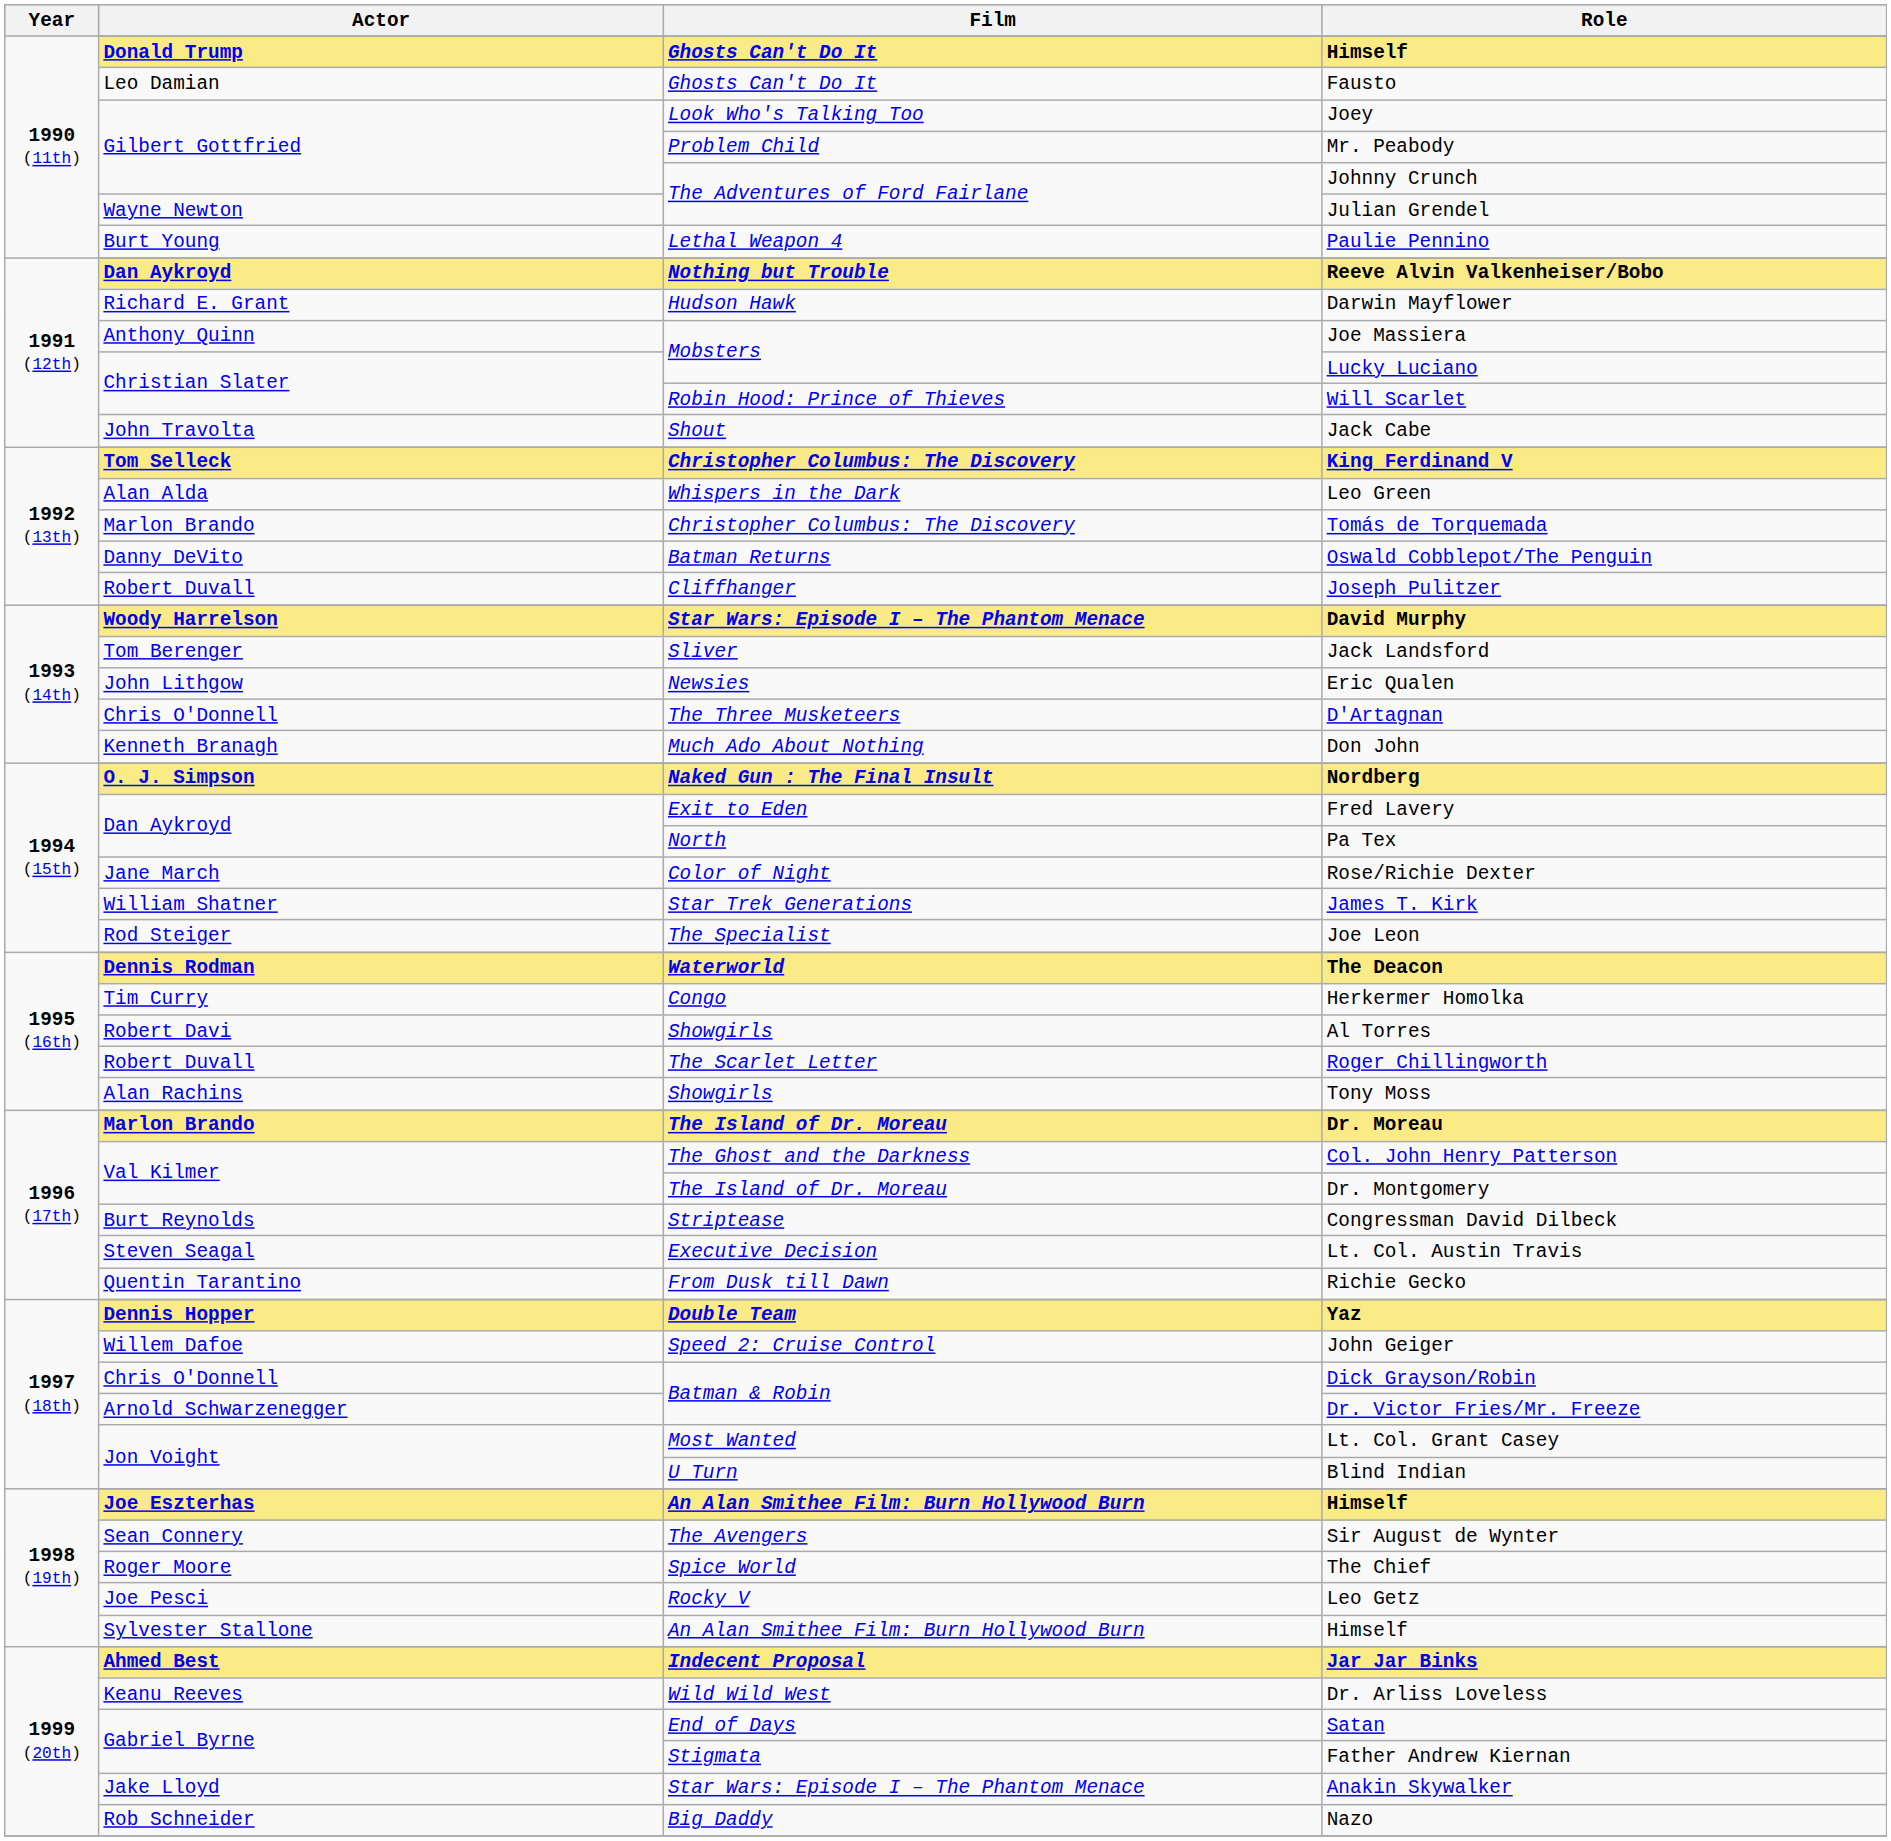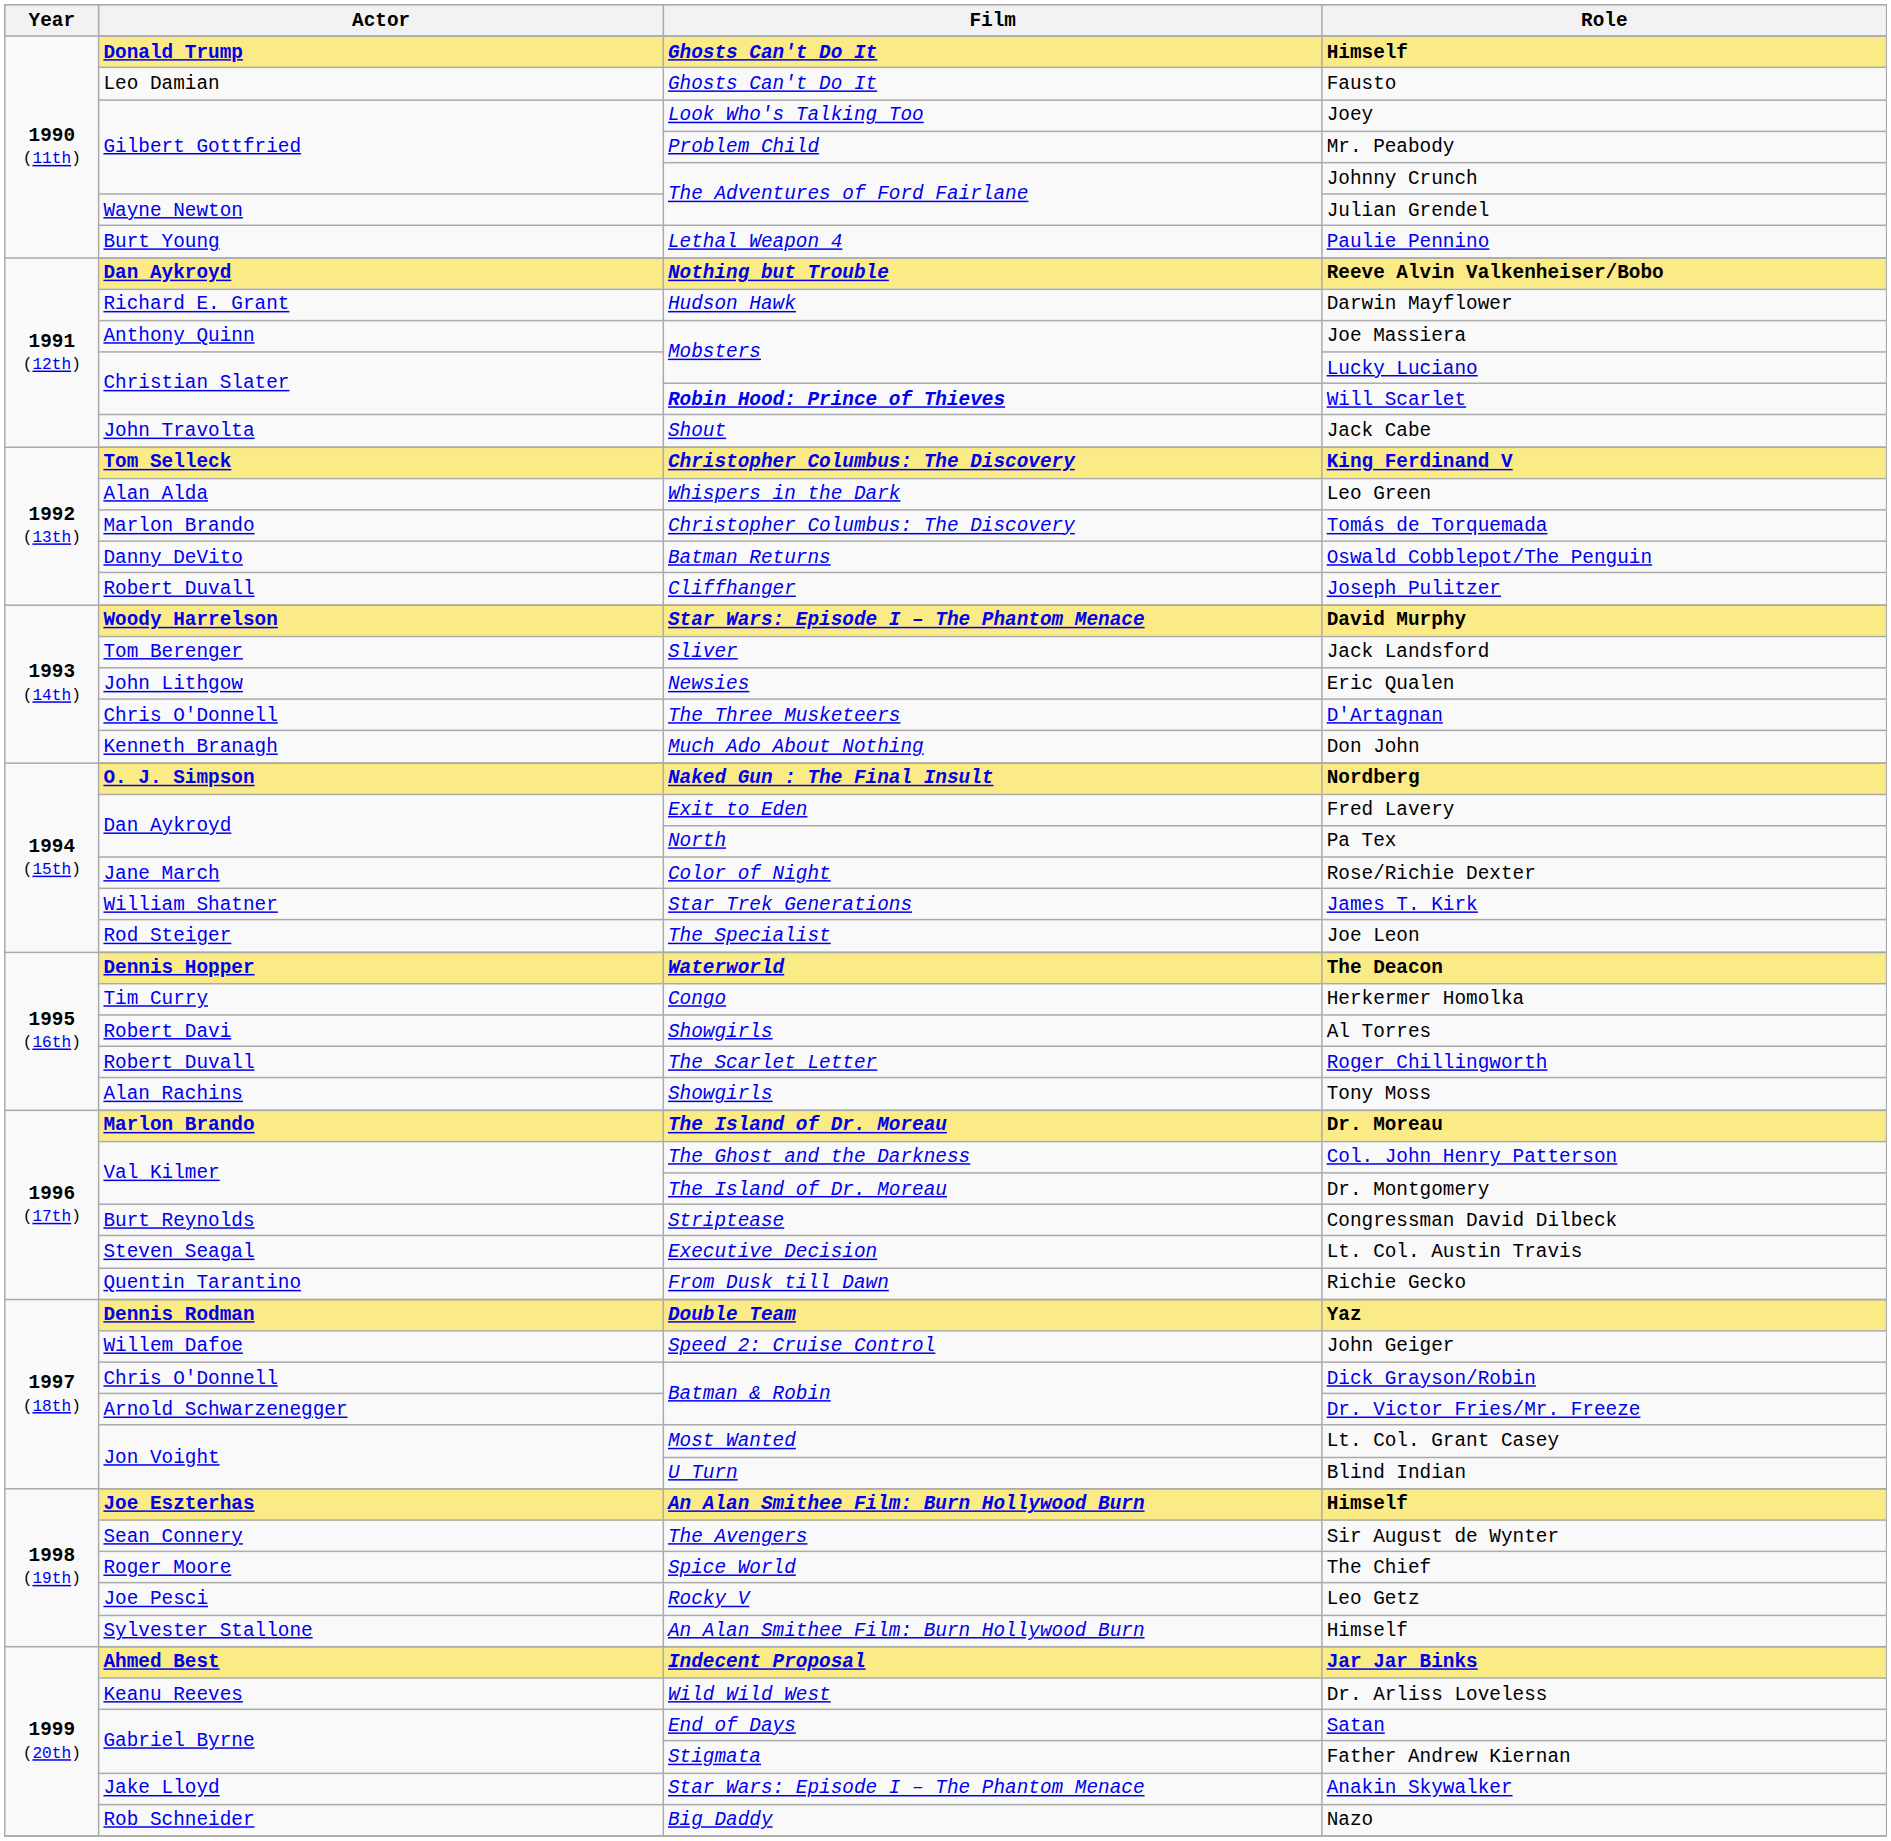(837, 399) normal -> (837, 399) bold
(179, 968) Dennis Rodman -> (179, 968) Dennis Hopper
(179, 1315) Dennis Hopper -> (179, 1315) Dennis Rodman
